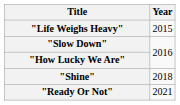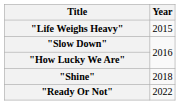(162, 92) 2021 -> (162, 92) 2022
